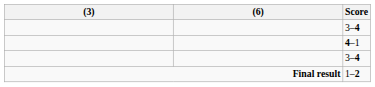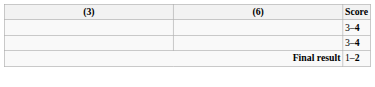- row: (89, 43)
